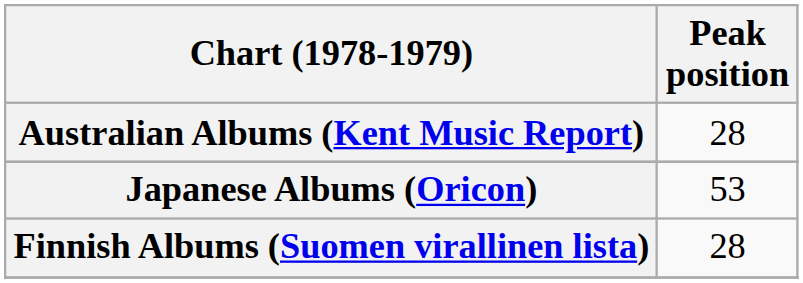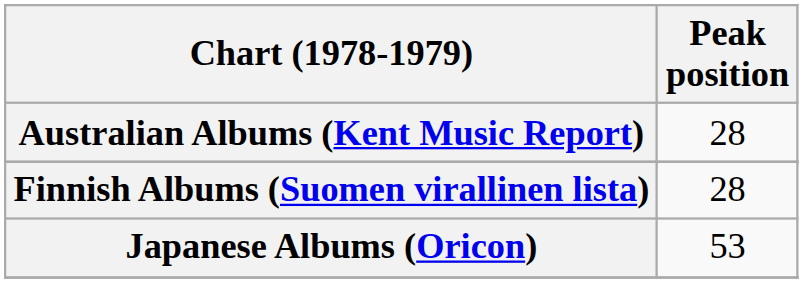rows swapped: (331, 246) <-> (331, 189)
